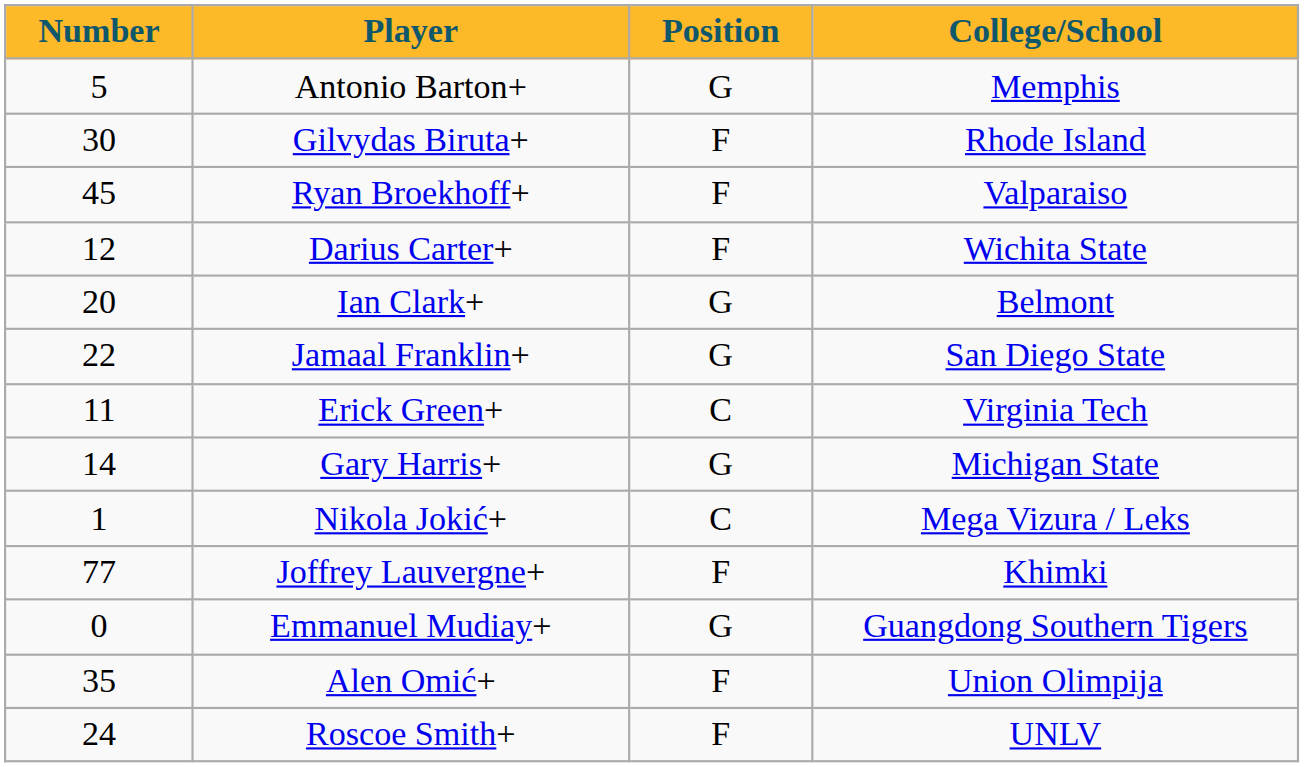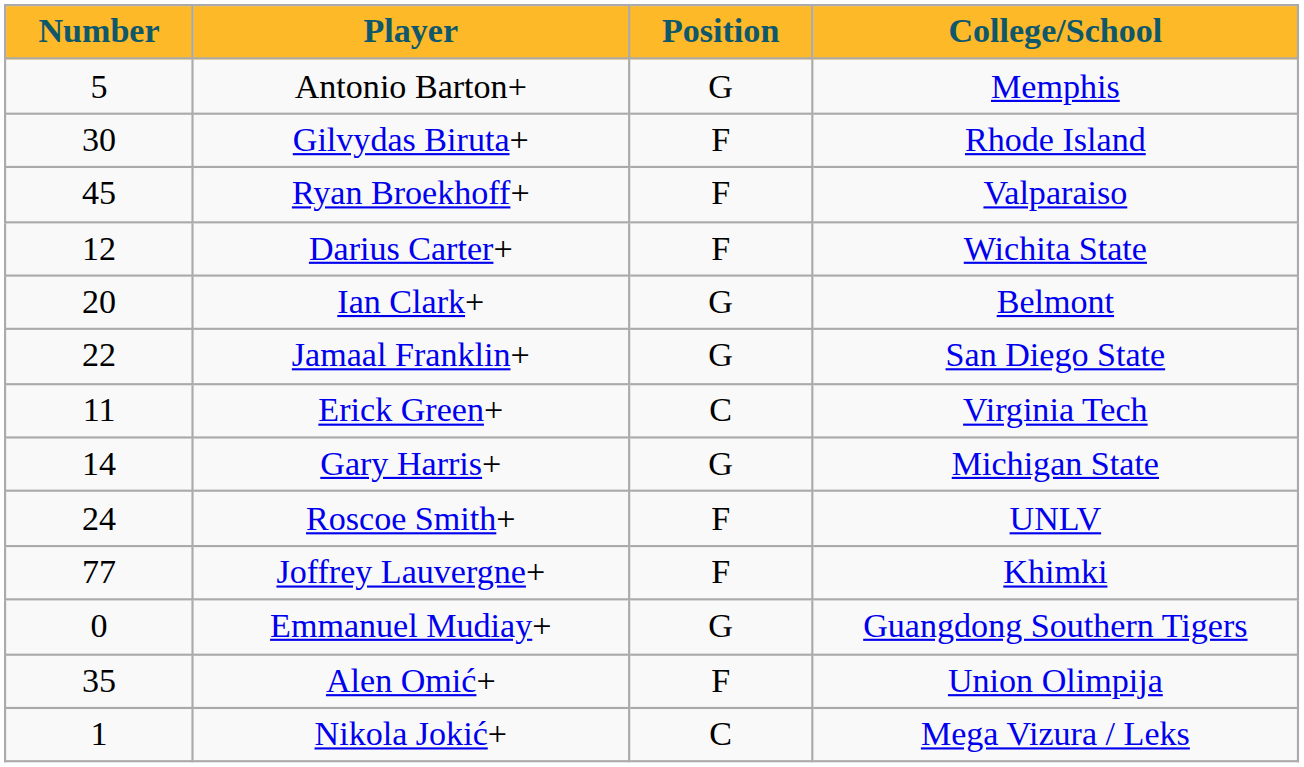rows swapped: (411, 517) <-> (411, 734)
